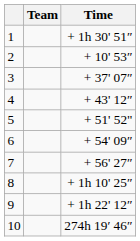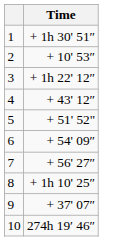- column: (42, 15)
(108, 78) + 37' 07″ -> (62, 78) + 1h 22' 12″
(100, 204) + 1h 22' 12″ -> (71, 204) + 37' 07″
